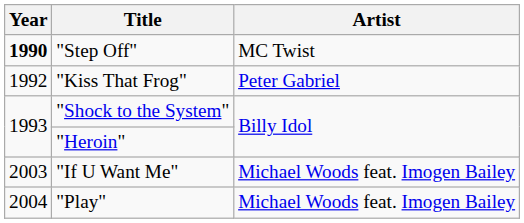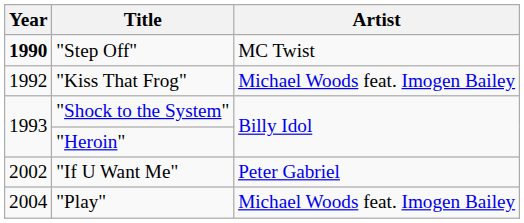(289, 80) Peter Gabriel -> (377, 80) Michael Woods feat. Imogen Bailey
(28, 171) 2003 -> (28, 171) 2002
(377, 171) Michael Woods feat. Imogen Bailey -> (289, 171) Peter Gabriel
